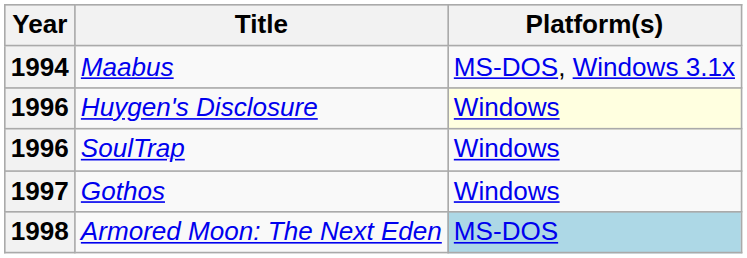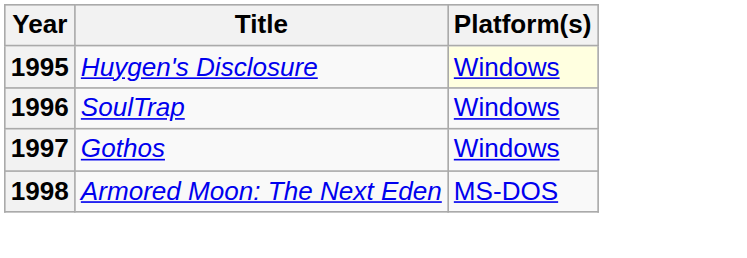- row: (127, 66)
(40, 107) 1996 -> (40, 66) 1995
(506, 231) lightblue background -> (506, 190) no background
